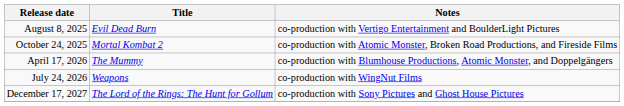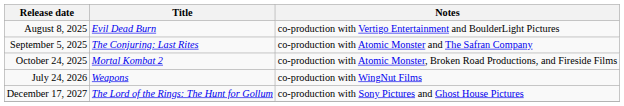+ row: (49, 45)
- row: (57, 61)
